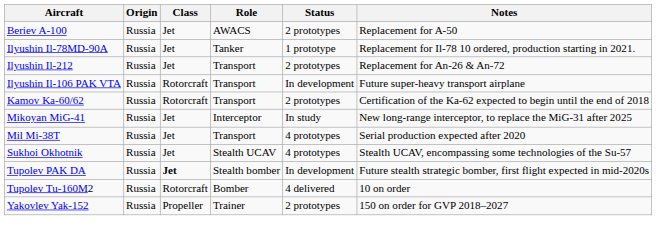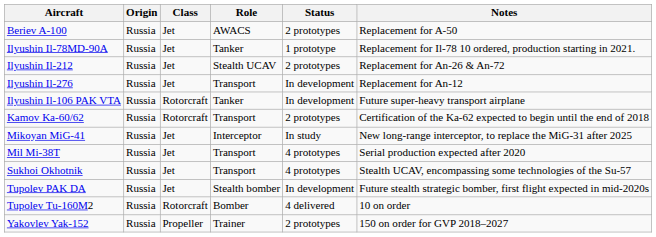(234, 65) Transport -> (245, 65) Stealth UCAV
+ row: (40, 83)
(234, 83) Transport -> (228, 100) Tanker
(245, 153) Stealth UCAV -> (234, 170) Transport
(170, 170) bold -> (169, 188) normal
